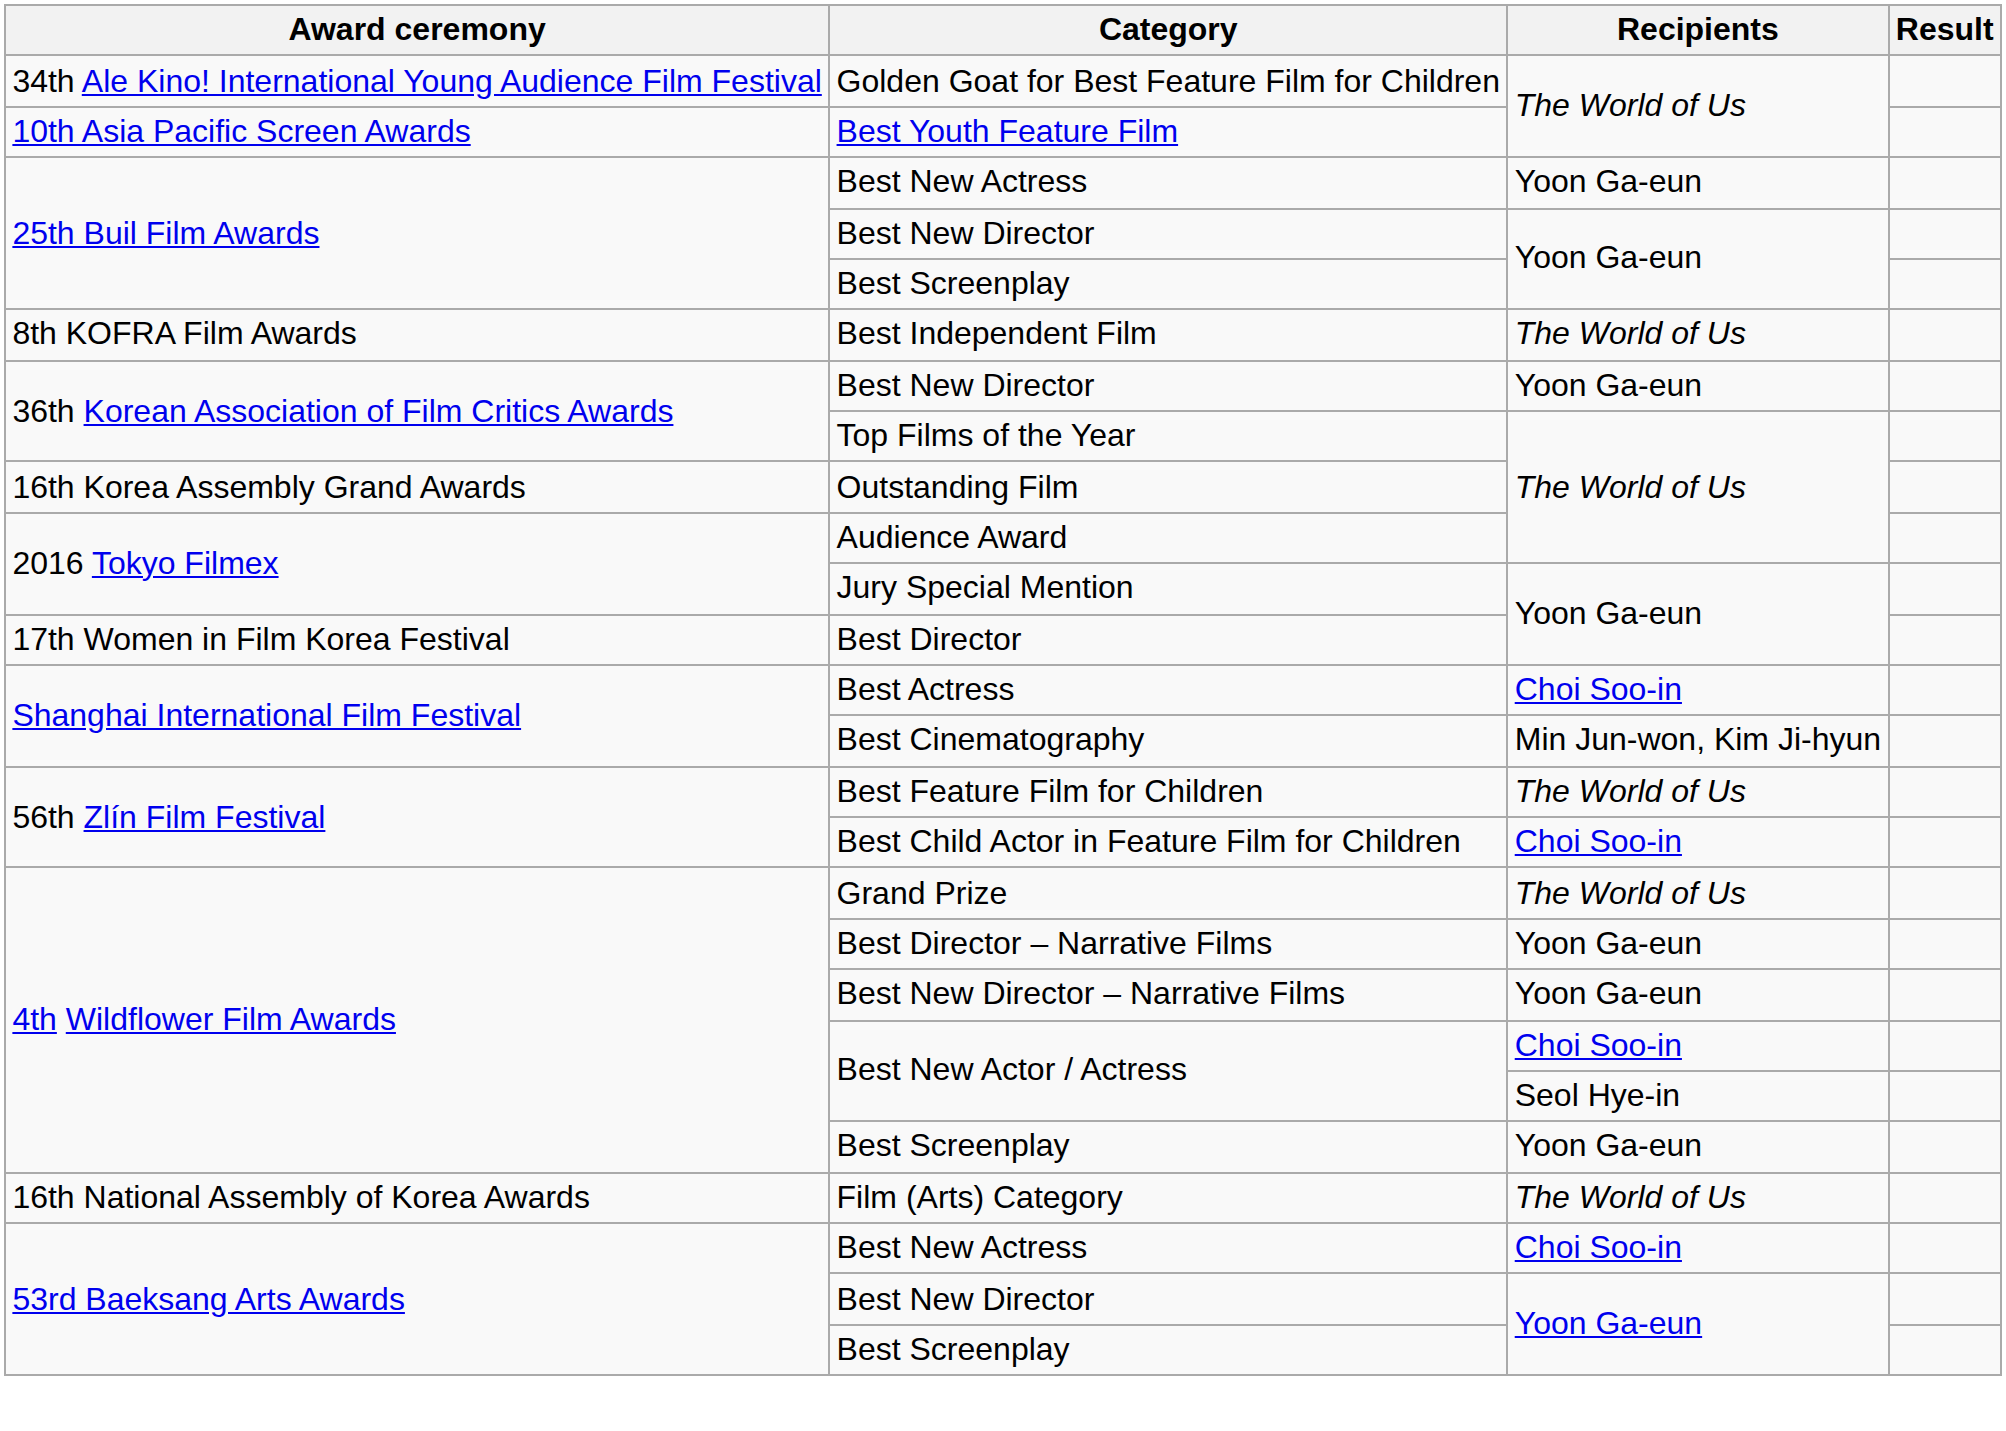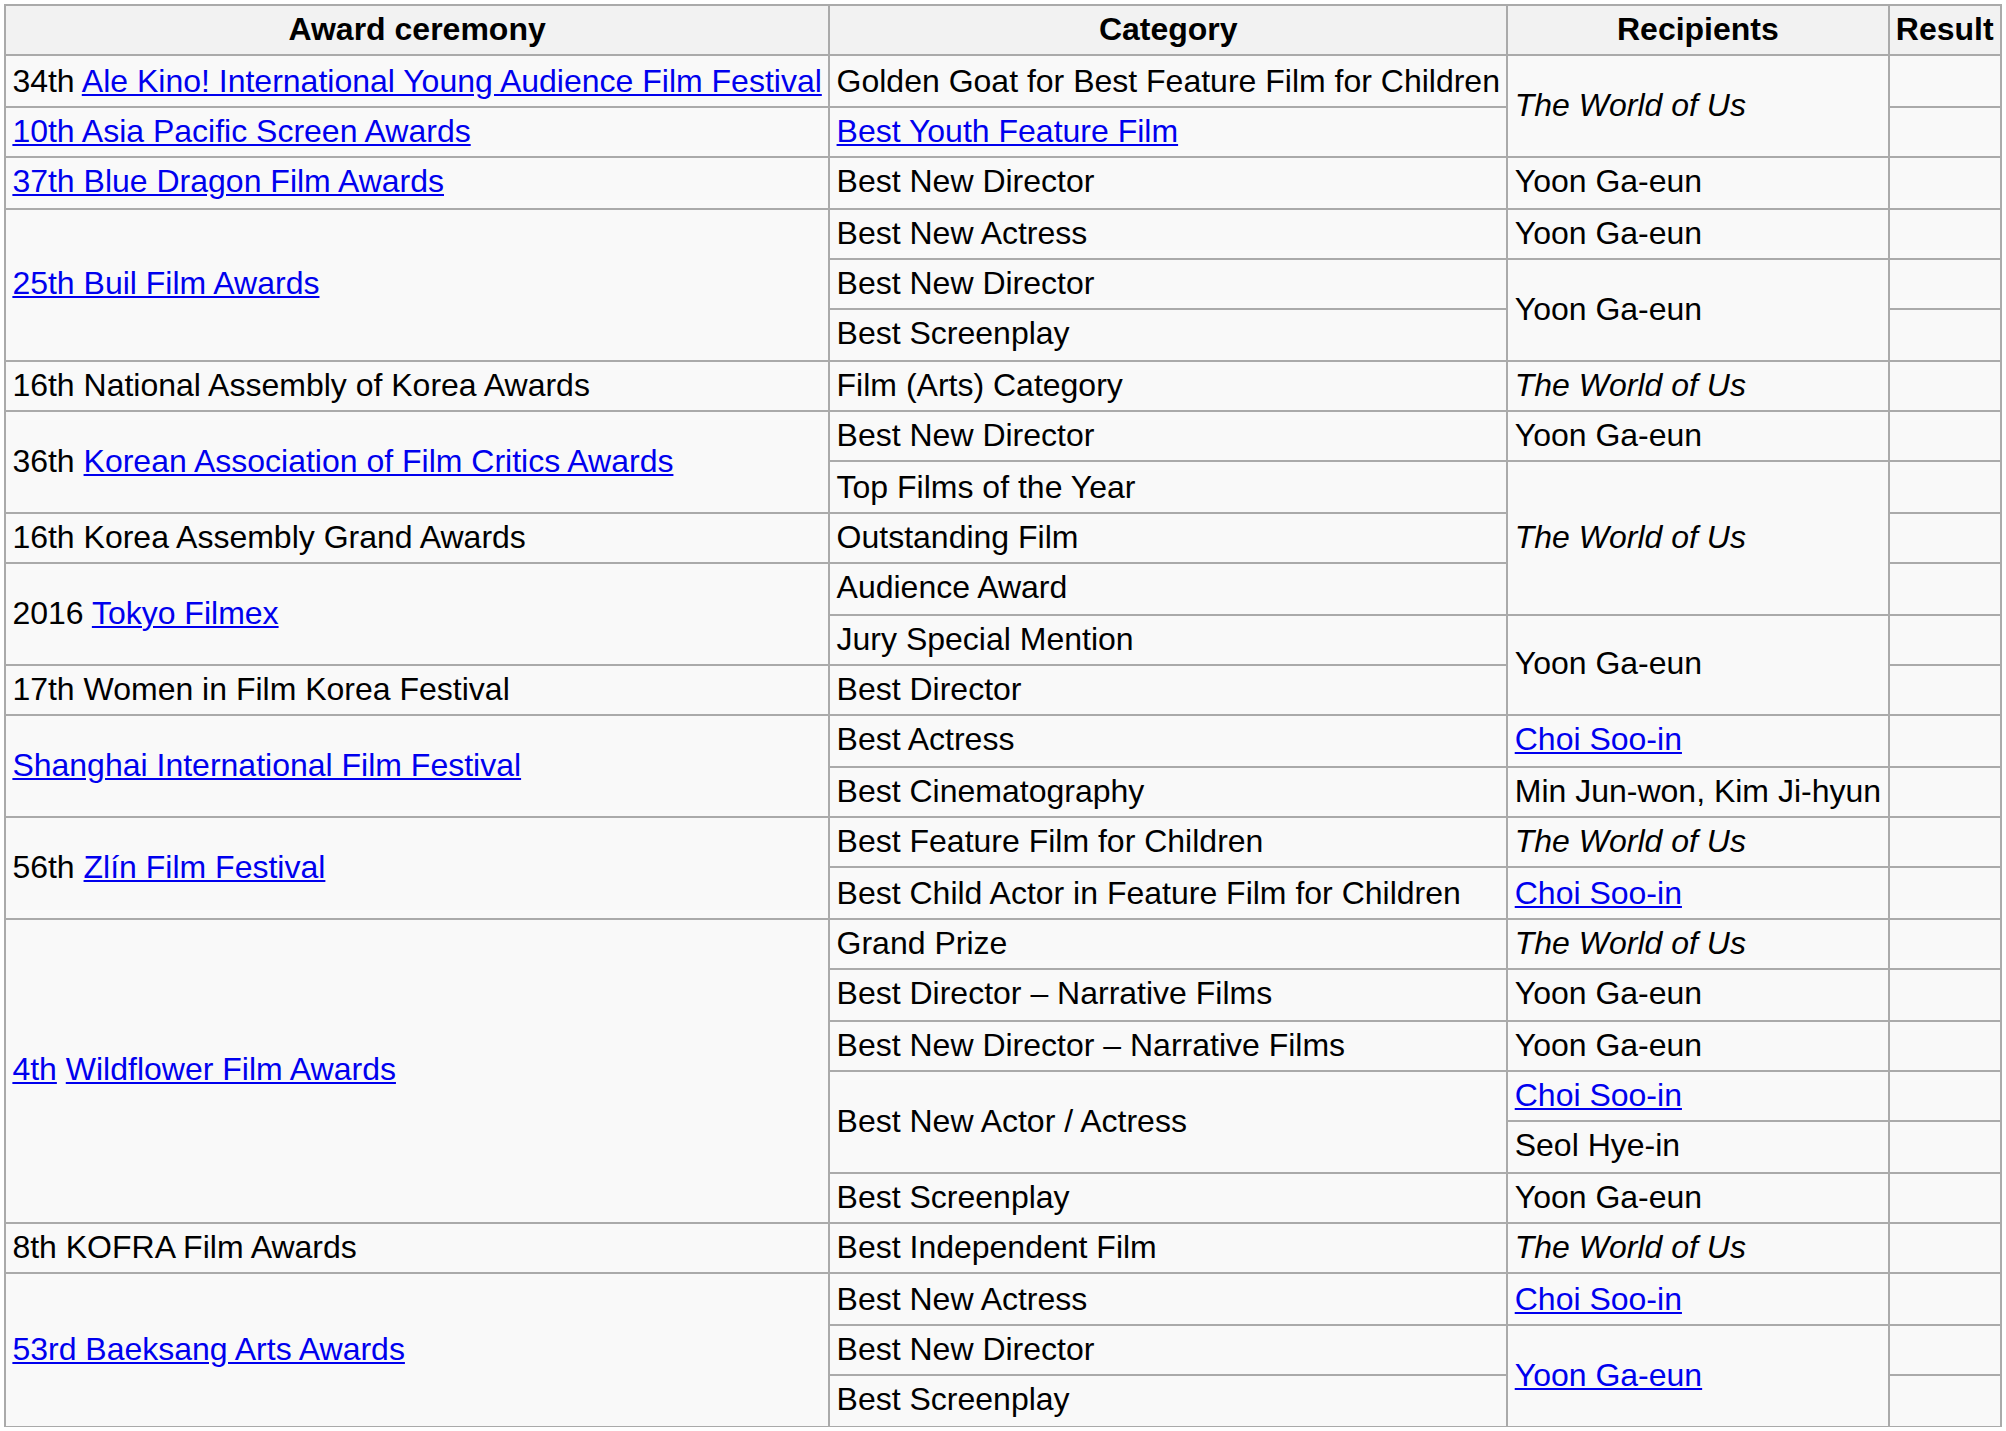+ row: (228, 182)
rows swapped: (185, 334) <-> (301, 1197)
